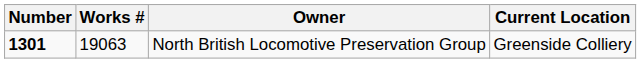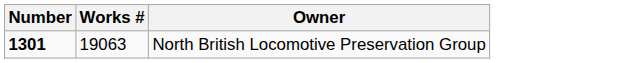- column: (563, 17)
